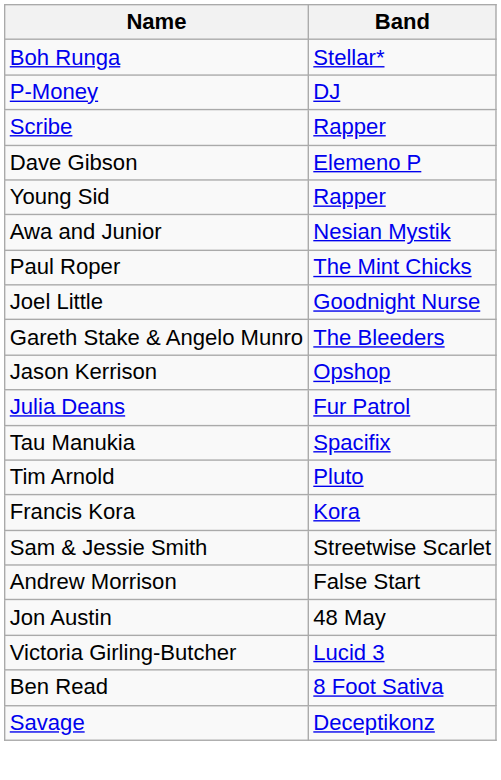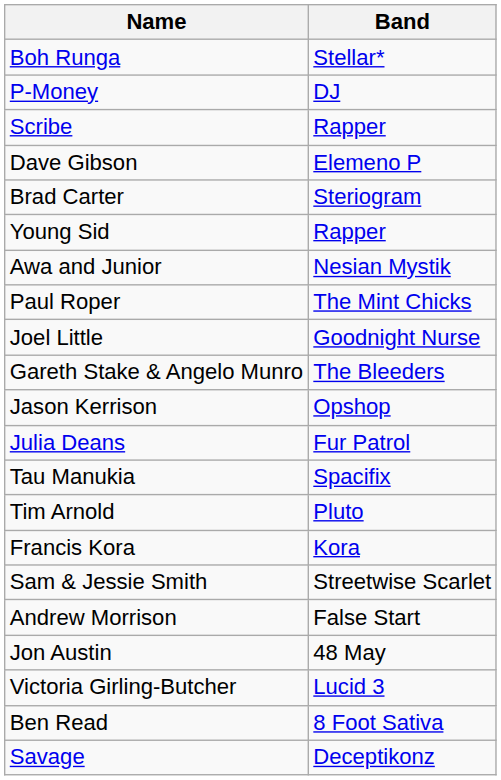+ row: (67, 197)
